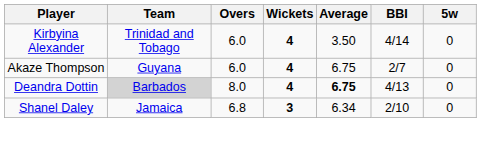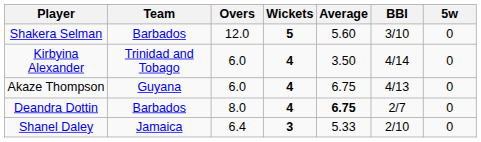+ row: (56, 34)
(397, 68) 2/7 -> (397, 87) 4/13
(159, 87) lightgrey background -> (159, 107) no background
(397, 87) 4/13 -> (397, 107) 2/7
(237, 107) 6.8 -> (237, 127) 6.4
(344, 107) 6.34 -> (344, 127) 5.33
